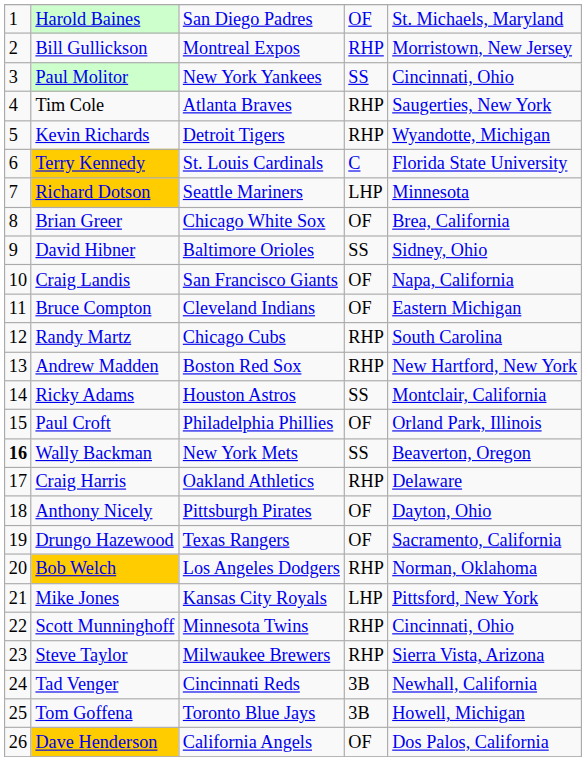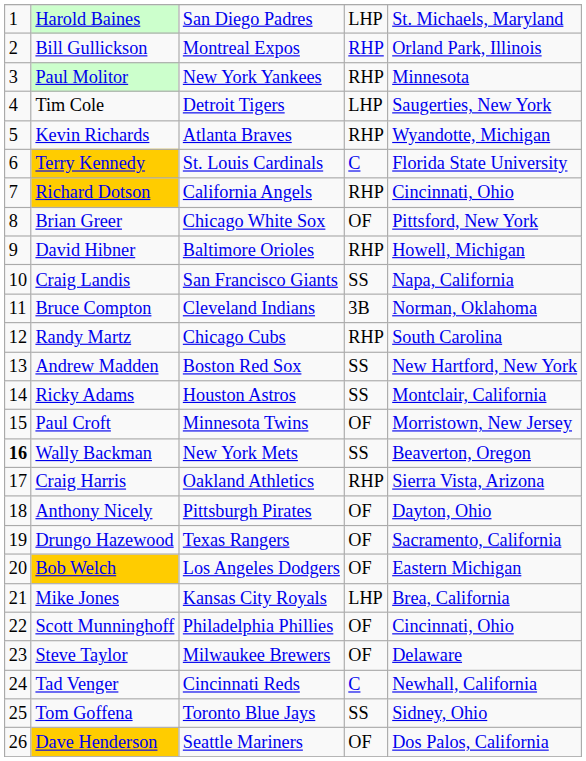(360, 18) OF -> (366, 18) LHP
(482, 47) Morristown, New Jersey -> (467, 47) Orland Park, Illinois
(358, 76) SS -> (366, 76) RHP
(453, 76) Cincinnati, Ohio -> (431, 76) Minnesota
(237, 105) Atlanta Braves -> (234, 105) Detroit Tigers
(366, 105) RHP -> (366, 105) LHP
(234, 134) Detroit Tigers -> (237, 134) Atlanta Braves
(243, 192) Seattle Mariners -> (247, 192) California Angels
(366, 192) LHP -> (366, 192) RHP
(431, 192) Minnesota -> (453, 192) Cincinnati, Ohio
(451, 221) Brea, California -> (465, 221) Pittsford, New York
(358, 250) SS -> (366, 250) RHP
(440, 250) Sidney, Ohio -> (459, 250) Howell, Michigan
(360, 279) OF -> (358, 279) SS
(360, 308) OF -> (359, 308) 3B
(457, 308) Eastern Michigan -> (465, 308) Norman, Oklahoma
(366, 366) RHP -> (358, 366) SS
(258, 423) Philadelphia Phillies -> (246, 423) Minnesota Twins
(467, 423) Orland Park, Illinois -> (482, 423) Morristown, New Jersey
(427, 481) Delaware -> (468, 481) Sierra Vista, Arizona
(366, 568) RHP -> (360, 568) OF
(465, 568) Norman, Oklahoma -> (457, 568) Eastern Michigan
(465, 597) Pittsford, New York -> (451, 597) Brea, California
(246, 626) Minnesota Twins -> (258, 626) Philadelphia Phillies
(366, 626) RHP -> (360, 626) OF
(366, 655) RHP -> (360, 655) OF
(468, 655) Sierra Vista, Arizona -> (427, 655) Delaware
(359, 684) 3B -> (354, 684) C
(359, 713) 3B -> (358, 713) SS
(459, 713) Howell, Michigan -> (440, 713) Sidney, Ohio
(247, 742) California Angels -> (243, 742) Seattle Mariners
